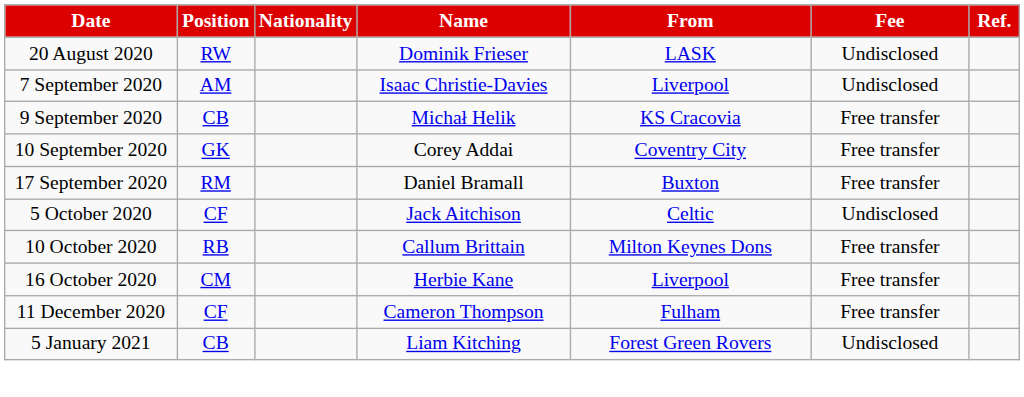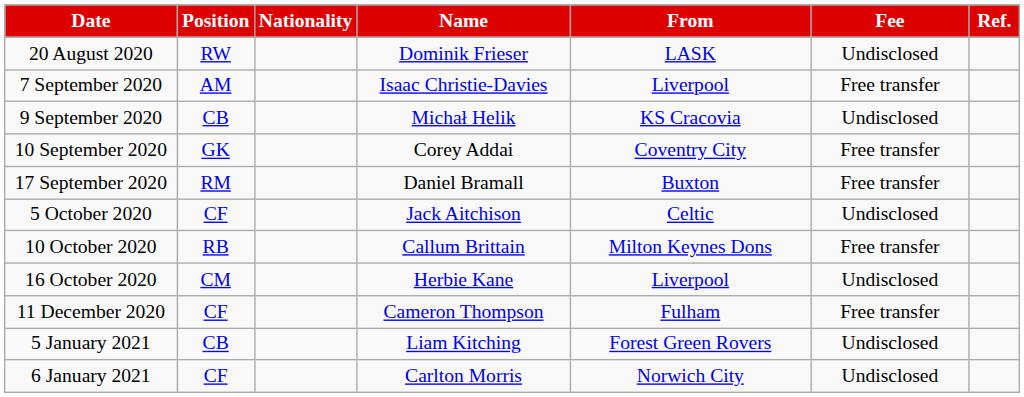(890, 85) Undisclosed -> (890, 85) Free transfer
(890, 117) Free transfer -> (890, 117) Undisclosed
(890, 279) Free transfer -> (890, 279) Undisclosed
+ row: (91, 376)
